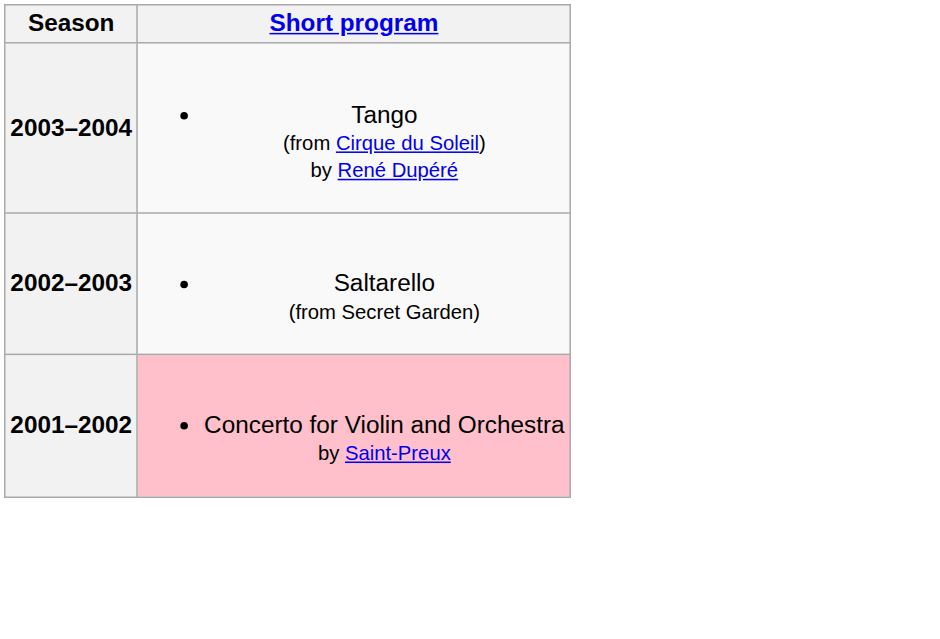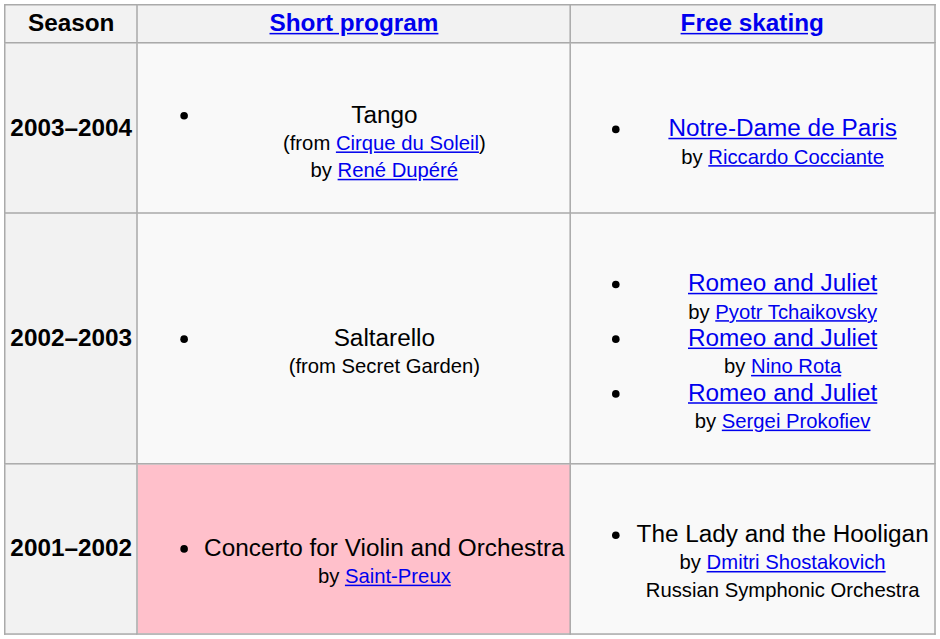+ column: (752, 23)
